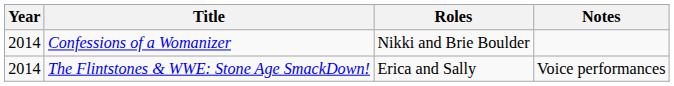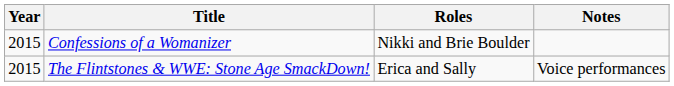(24, 42) 2014 -> (24, 42) 2015
(24, 68) 2014 -> (24, 68) 2015
